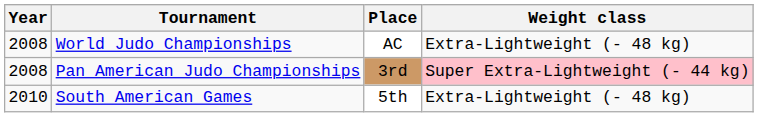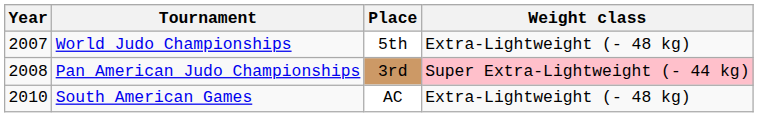(28, 45) 2008 -> (28, 45) 2007
(393, 45) AC -> (393, 45) 5th
(393, 98) 5th -> (393, 98) AC
